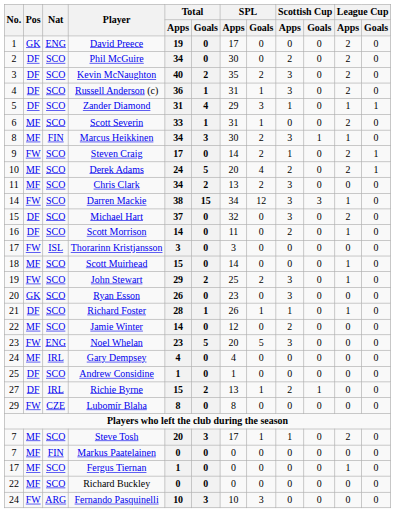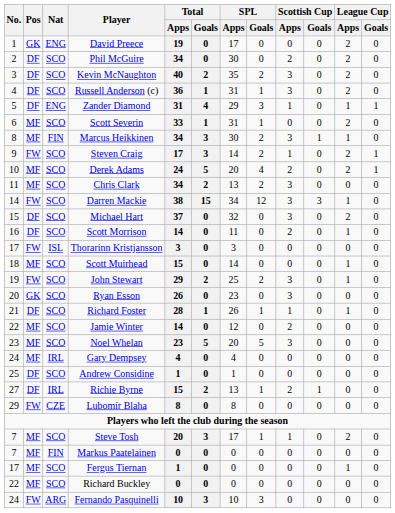(56, 106) SCO -> (56, 106) ENG
(206, 153) 0 -> (206, 153) 3
(33, 342) FW -> (33, 342) MF
(56, 342) ENG -> (56, 342) SCO
